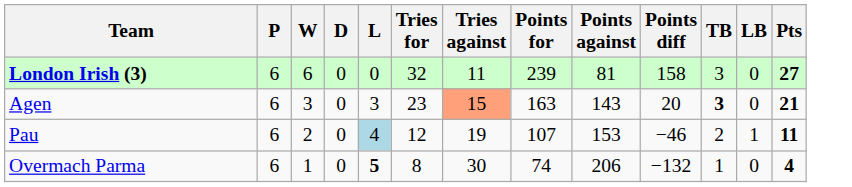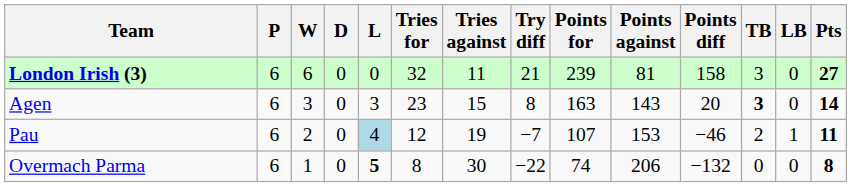+ column: (531, 30)
(476, 103) lightsalmon background -> (476, 103) no background
(789, 103) 21 -> (829, 103) 14
(719, 165) 1 -> (759, 165) 0
(789, 165) 4 -> (829, 165) 8
